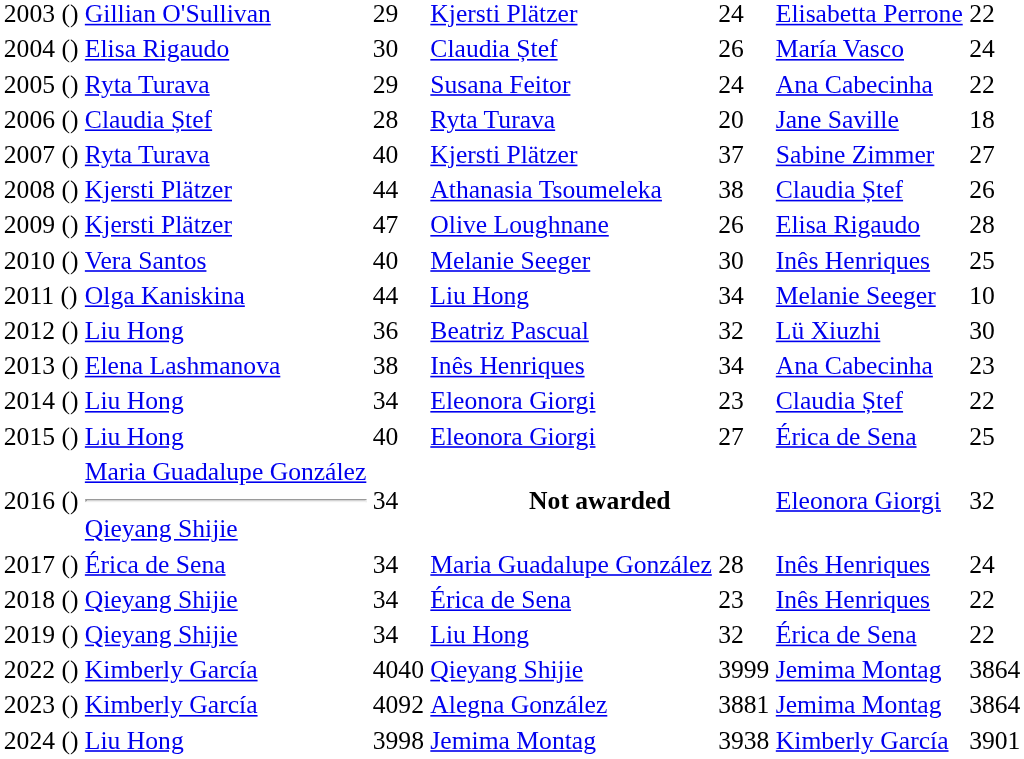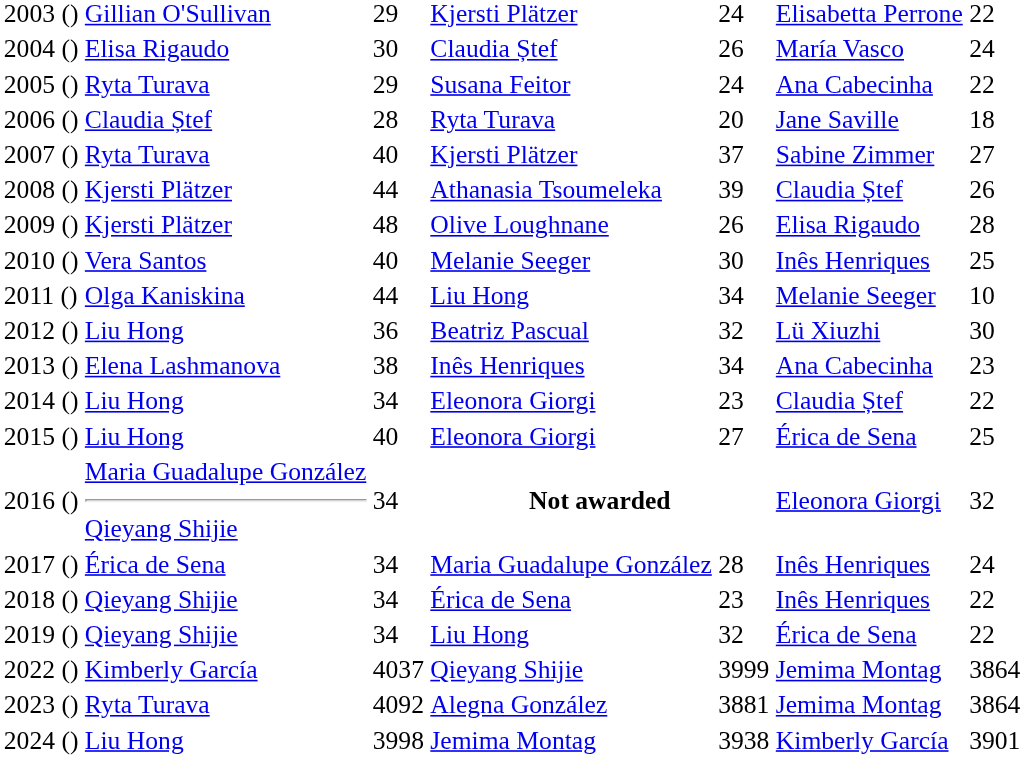(731, 189) 38 -> (731, 189) 39
(386, 225) 47 -> (386, 225) 48
(398, 669) 4040 -> (398, 669) 4037
(171, 705) Kimberly García -> (147, 705) Ryta Turava
